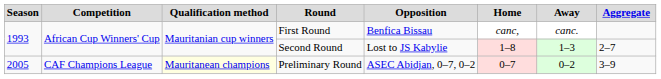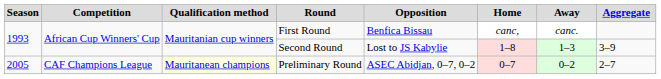(607, 47) 2–7 -> (607, 47) 3–9
(607, 64) 3–9 -> (607, 64) 2–7
